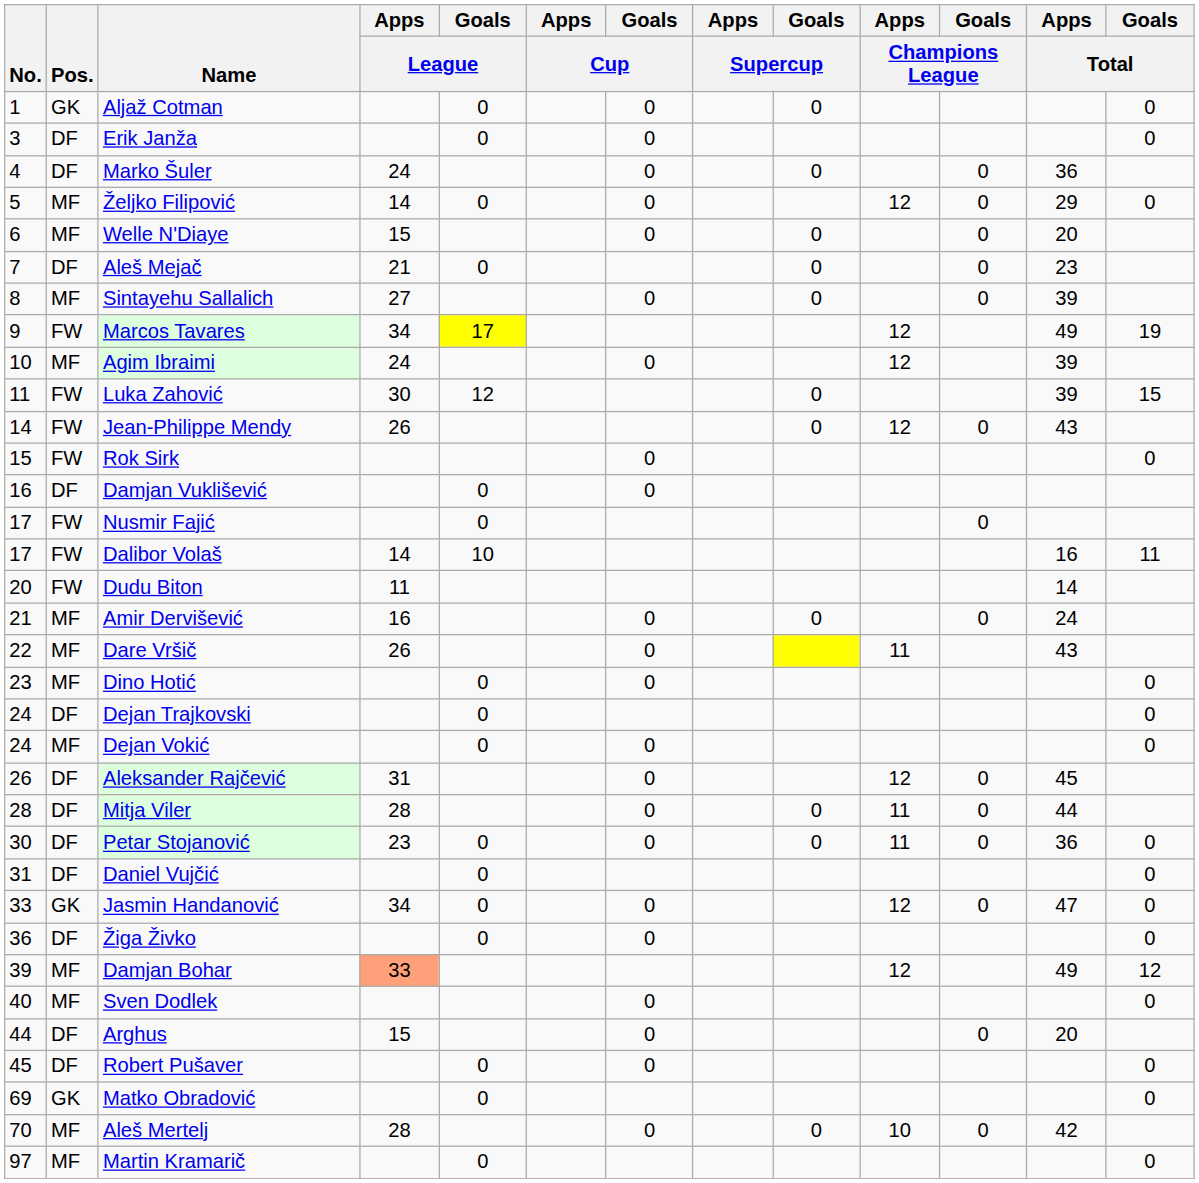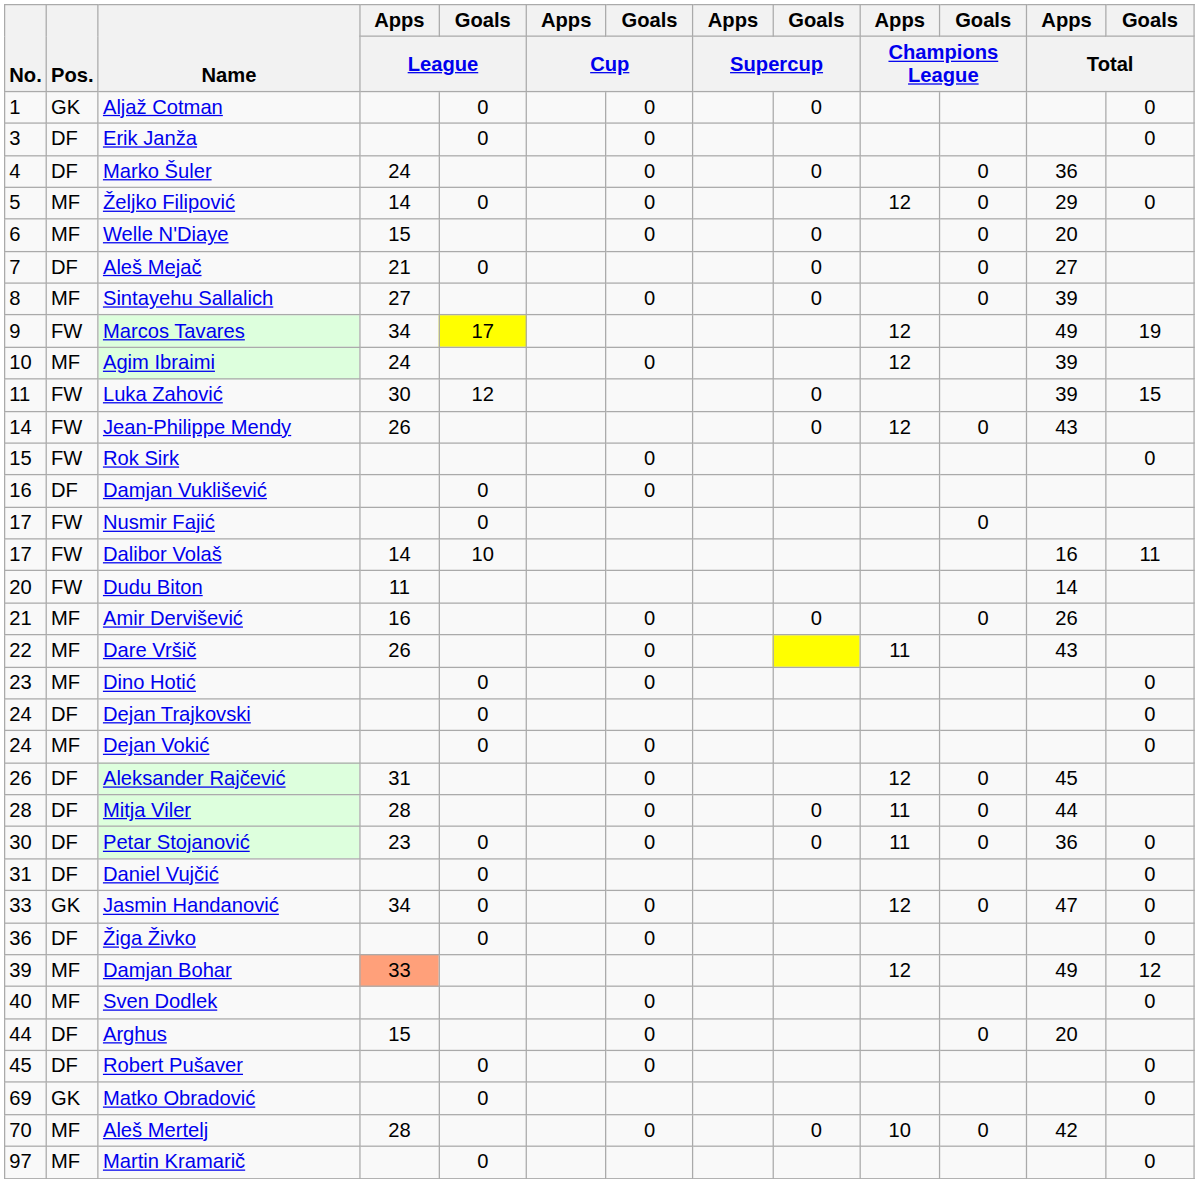(1067, 266) 23 -> (1067, 266) 27
(1067, 618) 24 -> (1067, 618) 26
